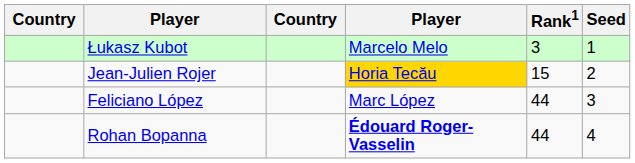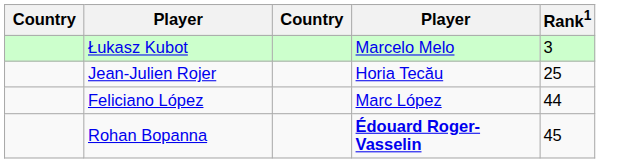- column: (606, 19)
(393, 74) gold background -> (399, 74) no background
(540, 74) 15 -> (553, 74) 25
(540, 135) 44 -> (553, 135) 45
